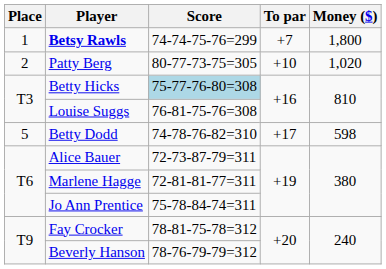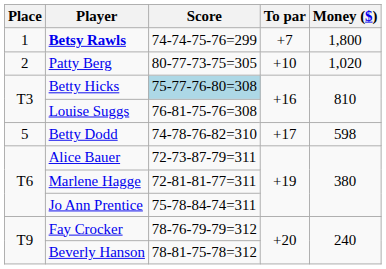(204, 228) 78-81-75-78=312 -> (204, 228) 78-76-79-79=312
(204, 252) 78-76-79-79=312 -> (204, 252) 78-81-75-78=312
